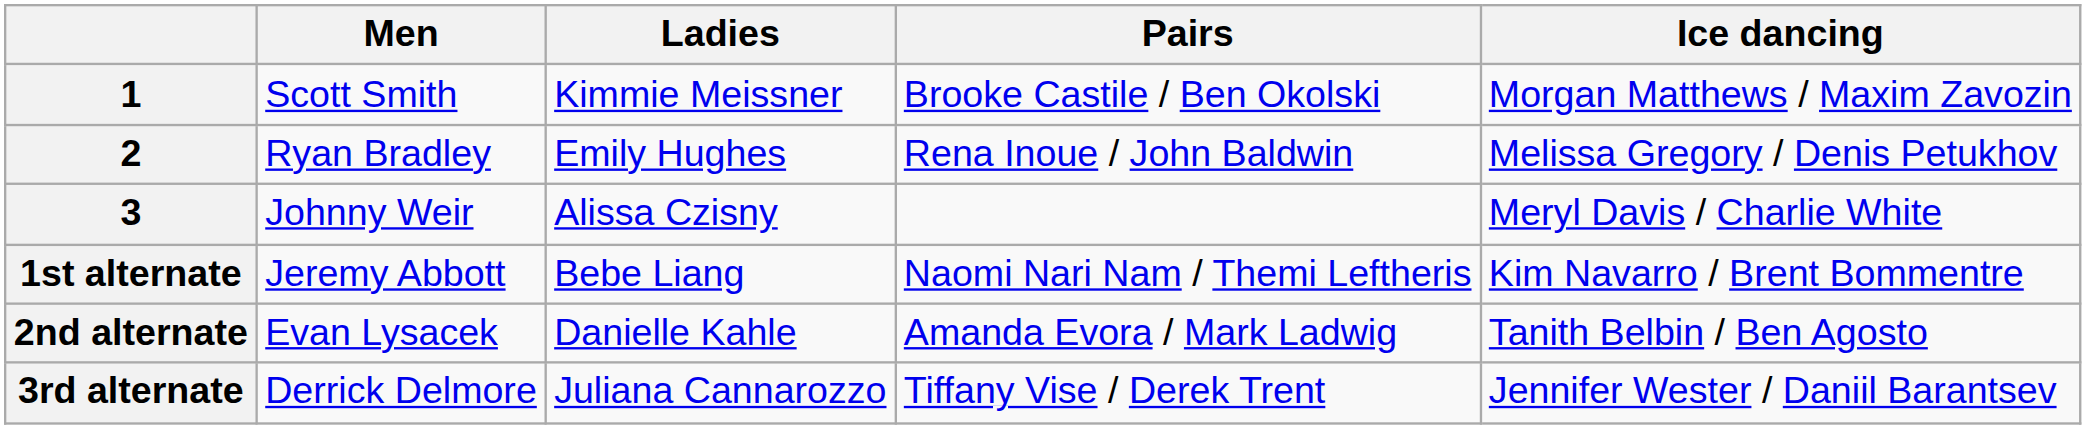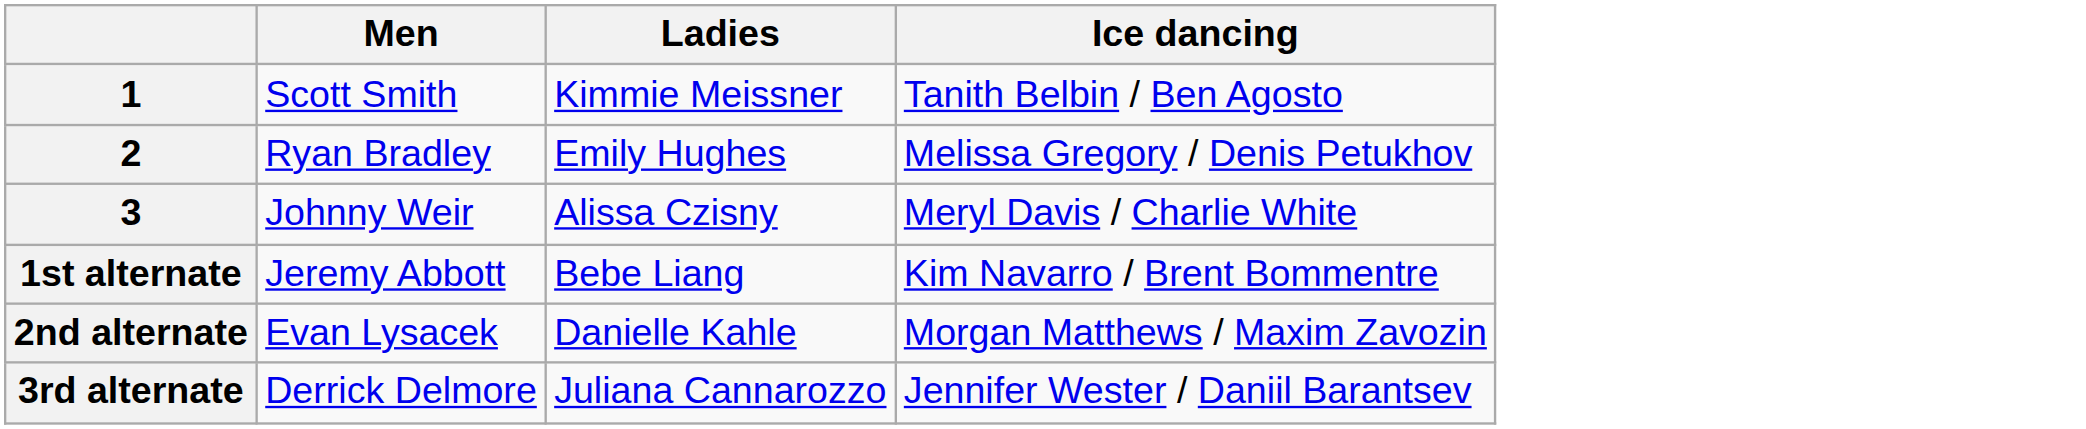- column: (1188, 34)
(1780, 93) Morgan Matthews / Maxim Zavozin -> (1123, 93) Tanith Belbin / Ben Agosto
(1708, 332) Tanith Belbin / Ben Agosto -> (1195, 332) Morgan Matthews / Maxim Zavozin
